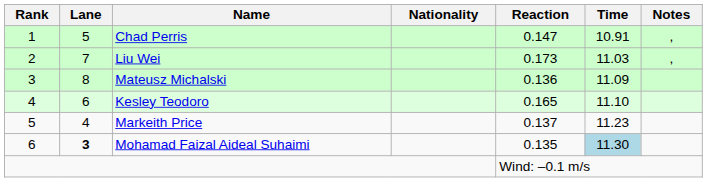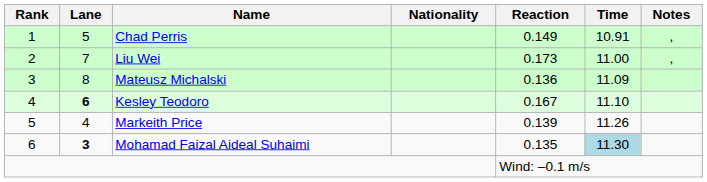(540, 36) 0.147 -> (540, 36) 0.149
(613, 58) 11.03 -> (613, 58) 11.00
(86, 101) normal -> (86, 101) bold
(540, 101) 0.165 -> (540, 101) 0.167
(540, 123) 0.137 -> (540, 123) 0.139
(613, 123) 11.23 -> (613, 123) 11.26
